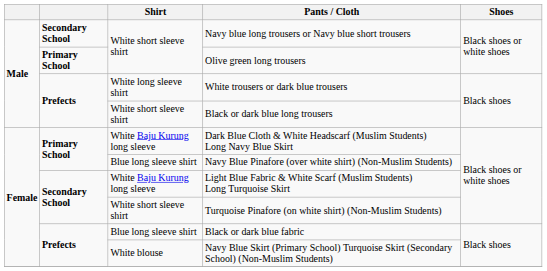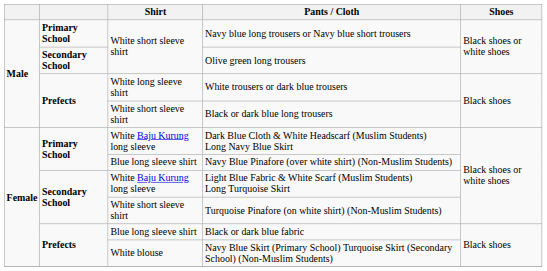(64, 33) Secondary School -> (60, 33) Primary School
(60, 60) Primary School -> (64, 60) Secondary School
